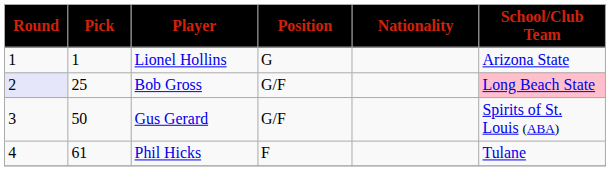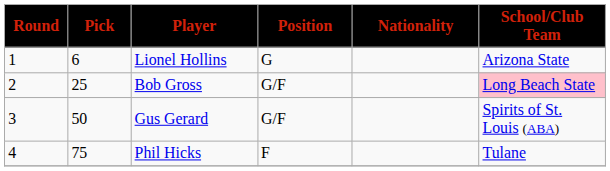(75, 60) 1 -> (75, 60) 6
(12, 85) lavender background -> (12, 85) no background
(79, 153) 61 -> (79, 153) 75
